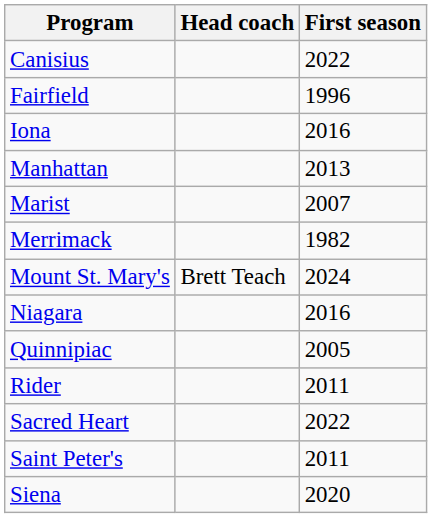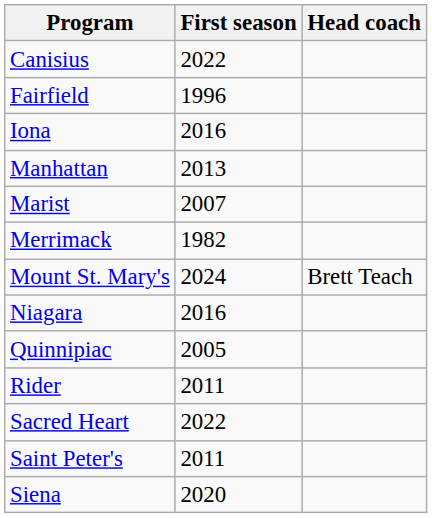columns swapped: (237, 22) <-> (363, 22)
